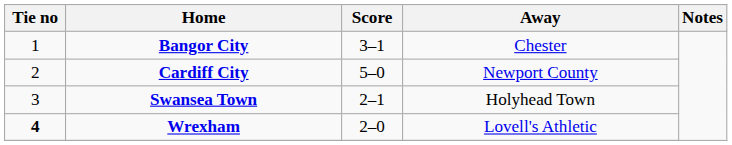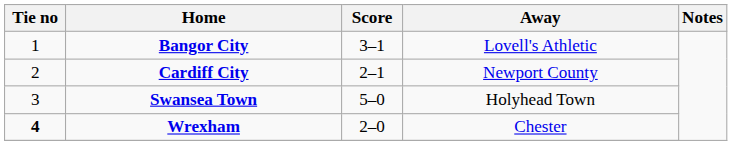(540, 45) Chester -> (540, 45) Lovell's Athletic
(372, 72) 5–0 -> (372, 72) 2–1
(372, 99) 2–1 -> (372, 99) 5–0
(540, 126) Lovell's Athletic -> (540, 126) Chester
